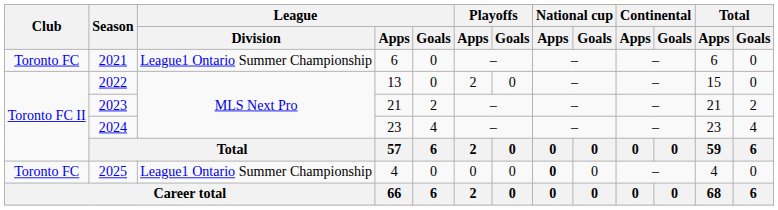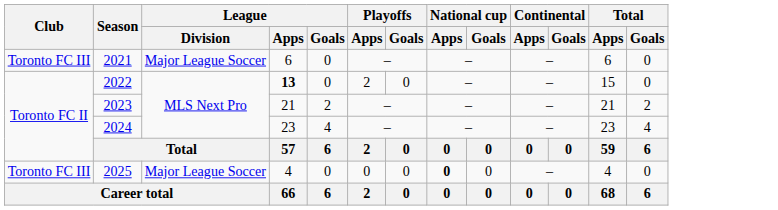(47, 60) Toronto FC -> (49, 60) Toronto FC III
(256, 60) League1 Ontario Summer Championship -> (205, 60) Major League Soccer
(394, 82) normal -> (288, 82) bold
(47, 171) Toronto FC -> (49, 171) Toronto FC III
(256, 171) League1 Ontario Summer Championship -> (205, 171) Major League Soccer
